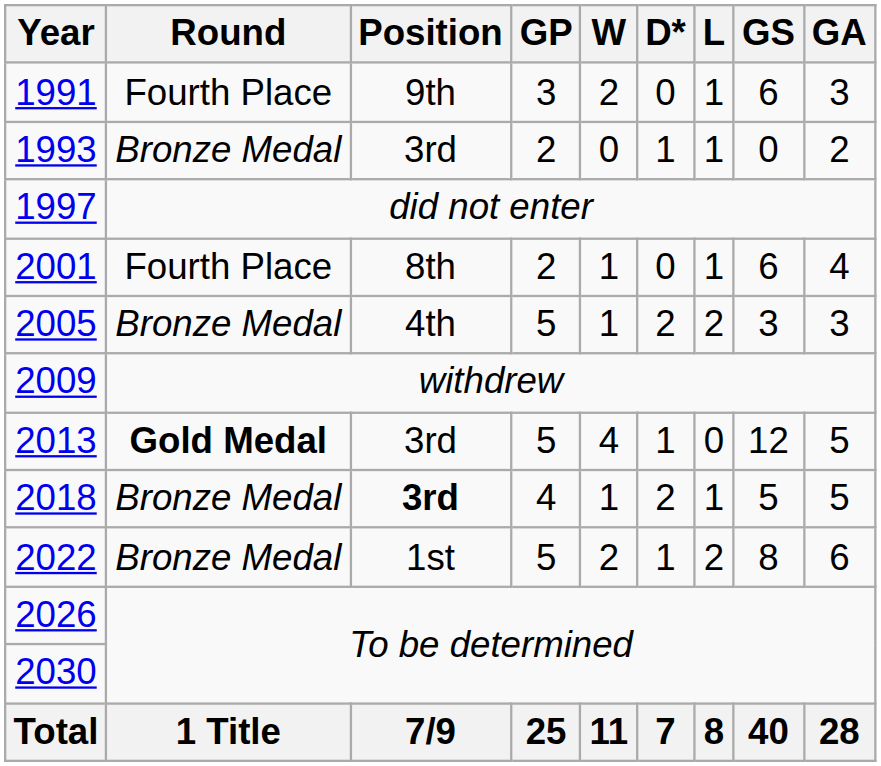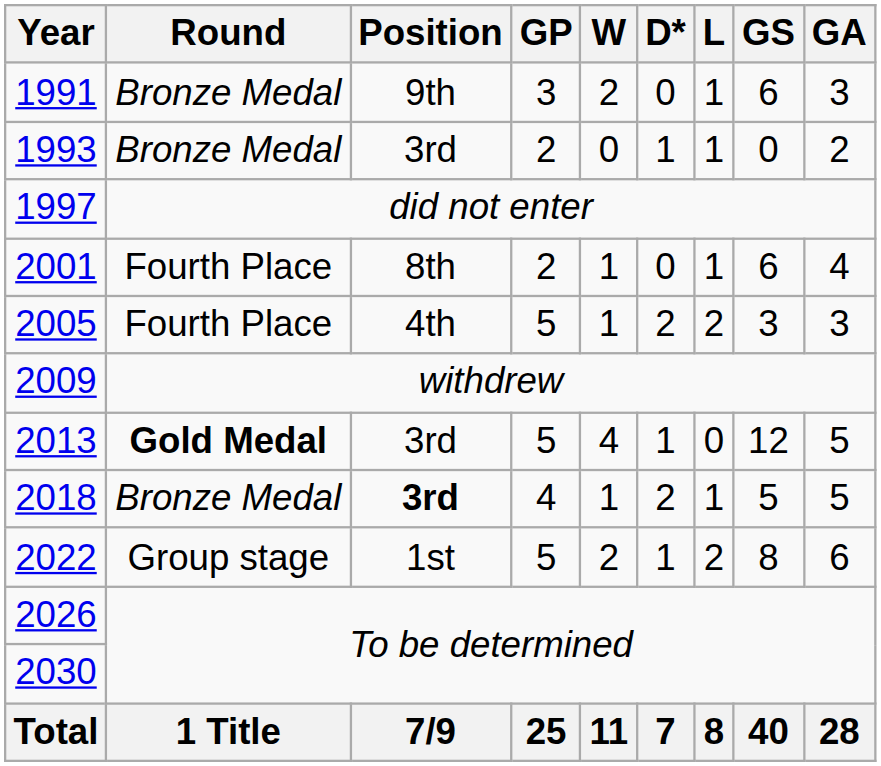(228, 91) Fourth Place -> (228, 91) Bronze Medal
(228, 324) Bronze Medal -> (228, 324) Fourth Place
(228, 556) Bronze Medal -> (228, 556) Group stage
